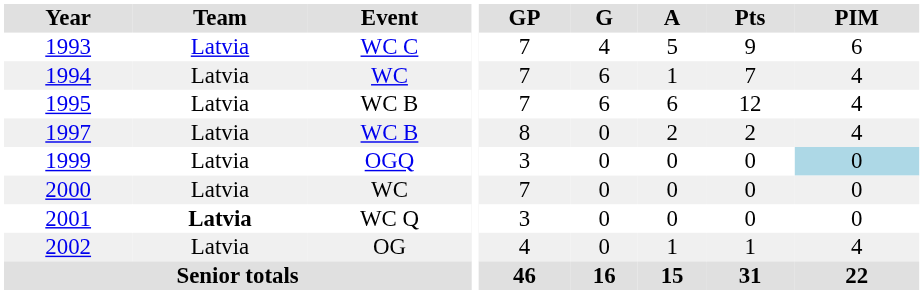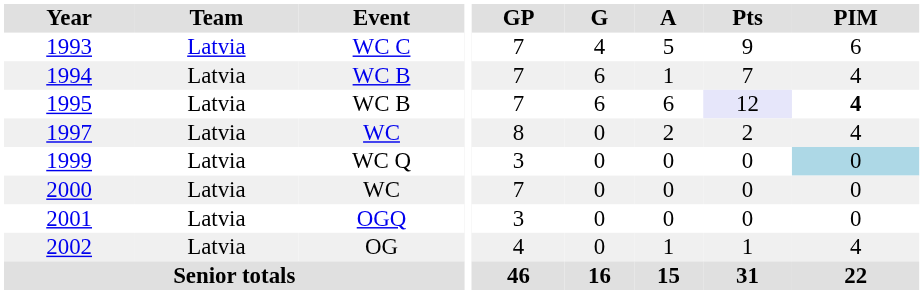(389, 75) WC -> (382, 75) WC B
(750, 103) no background -> (748, 103) lavender background
(857, 103) normal -> (856, 103) bold
(389, 132) WC B -> (382, 132) WC
(389, 161) OGQ -> (382, 161) WC Q
(220, 218) bold -> (216, 218) normal
(389, 218) WC Q -> (382, 218) OGQ
